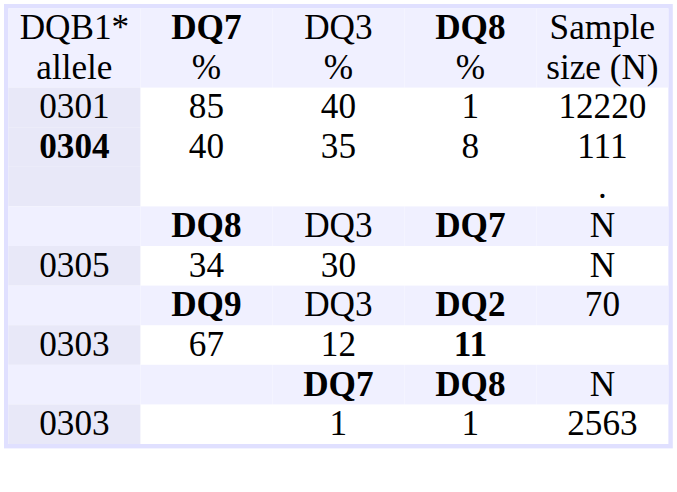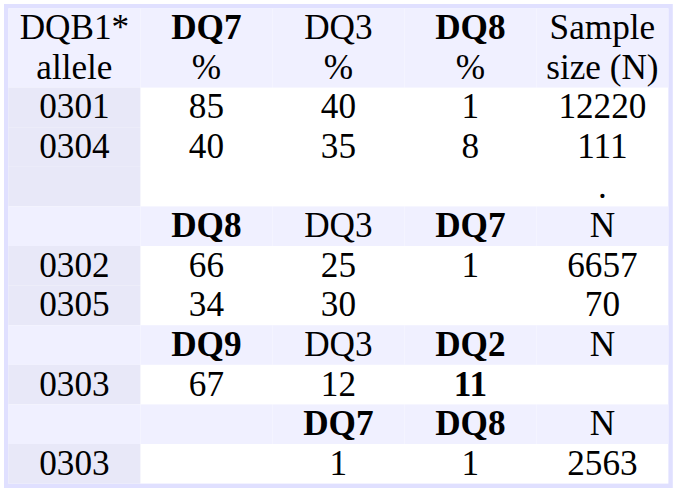(74, 146) bold -> (74, 146) normal
+ row: (206, 265)
(602, 265) N -> (602, 304) 70
(602, 304) 70 -> (602, 344) N
